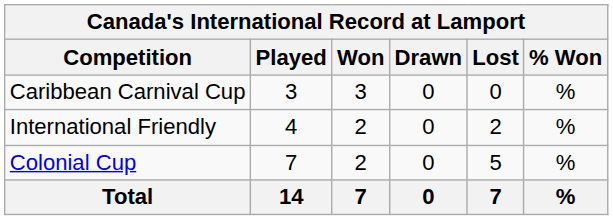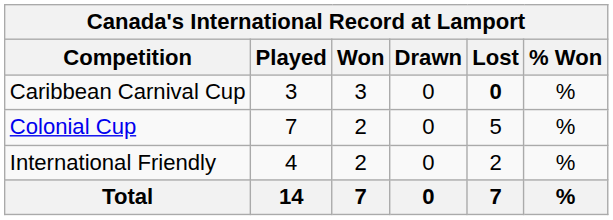(496, 92) normal -> (496, 92) bold
rows swapped: (73, 162) <-> (113, 127)
